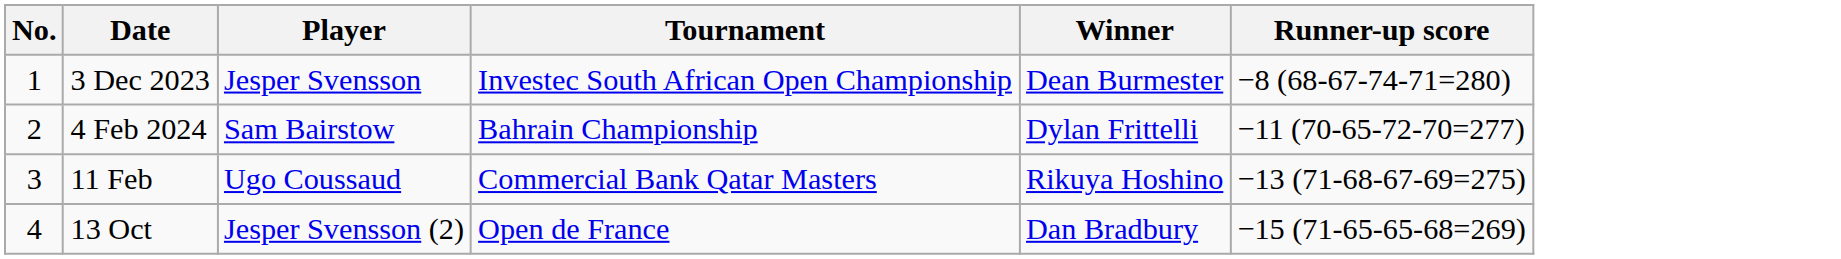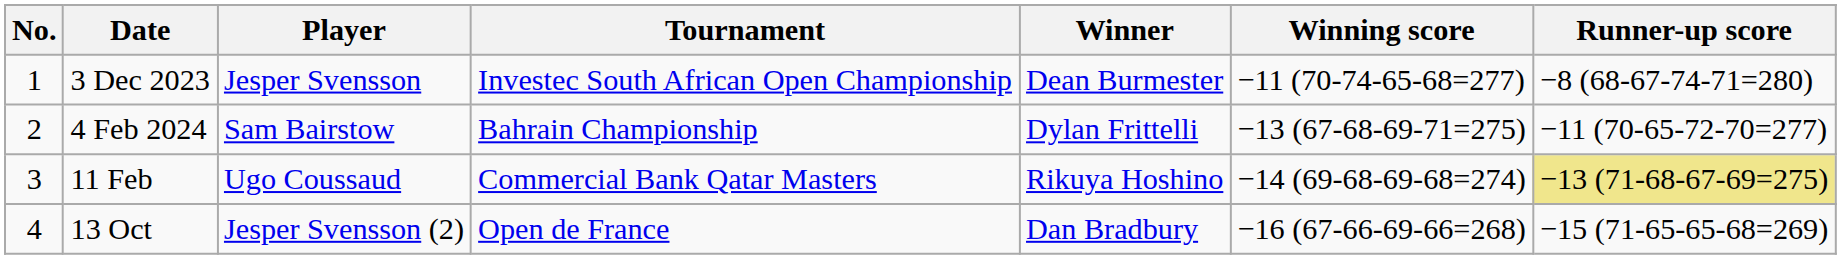+ column: (1382, 29)
(1382, 179) no background -> (1684, 179) khaki background
